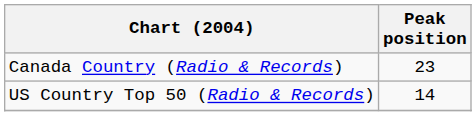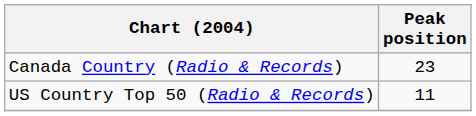(425, 96) 14 -> (425, 96) 11
